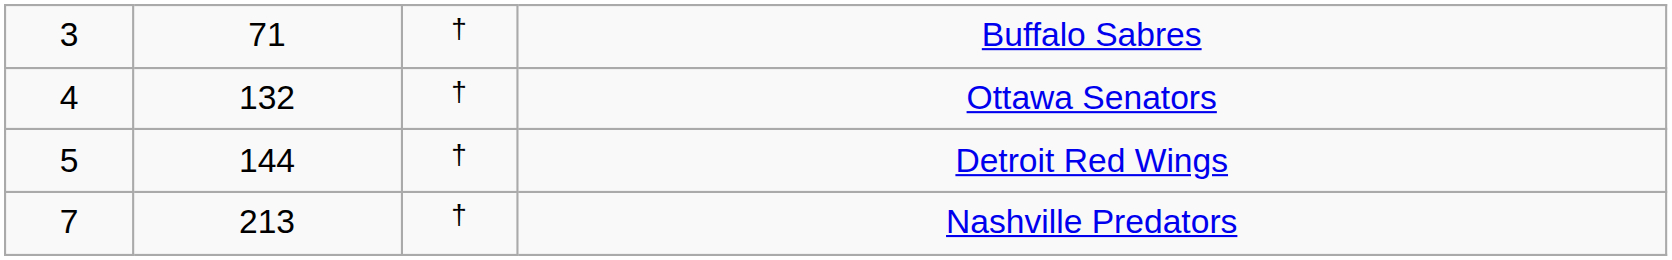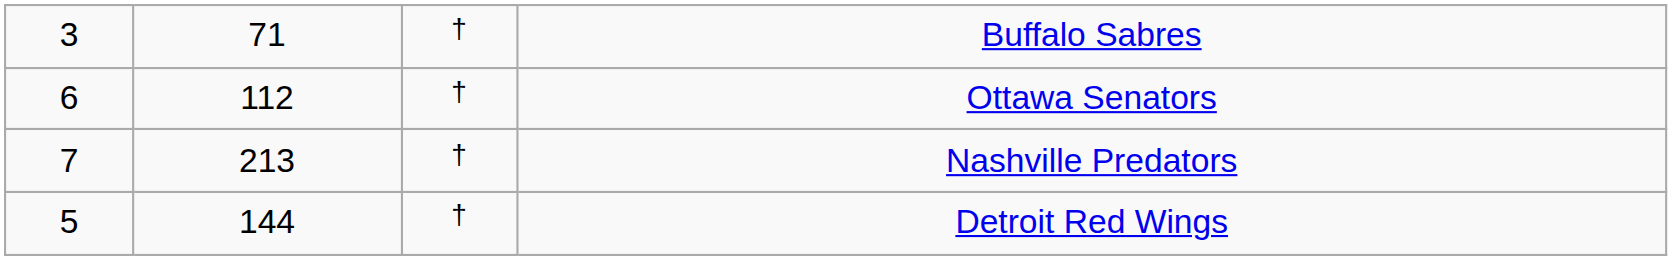(69, 98) 4 -> (69, 98) 6
(267, 98) 132 -> (267, 98) 112
rows swapped: (1092, 160) <-> (1092, 222)
